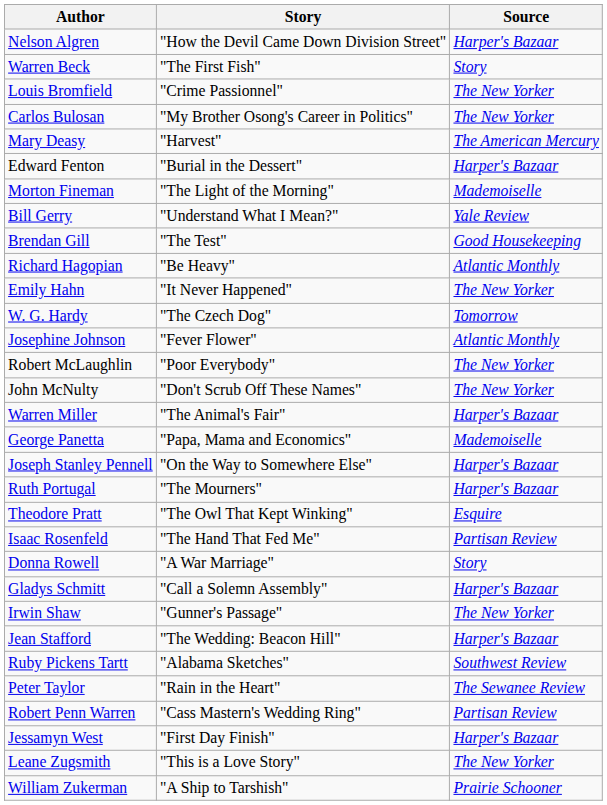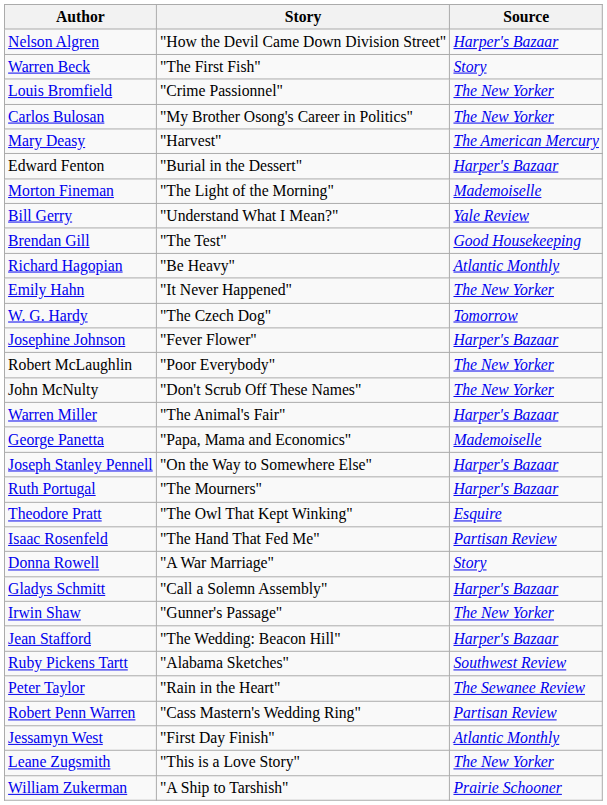(506, 340) Atlantic Monthly -> (506, 340) Harper's Bazaar
(506, 738) Harper's Bazaar -> (506, 738) Atlantic Monthly
